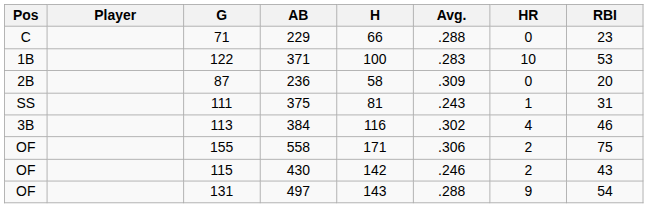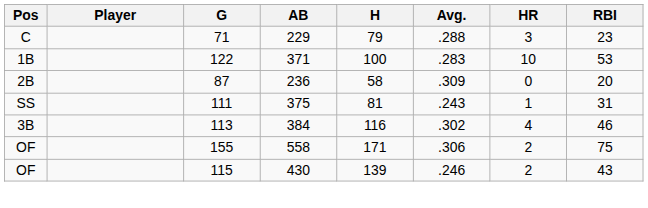(375, 37) 66 -> (375, 37) 79
(528, 37) 0 -> (528, 37) 3
(375, 170) 142 -> (375, 170) 139
- row: (222, 192)
